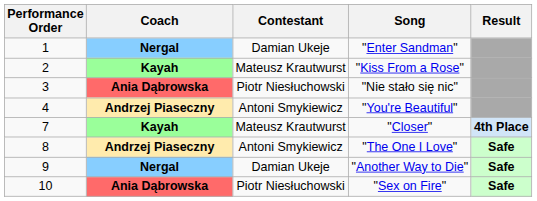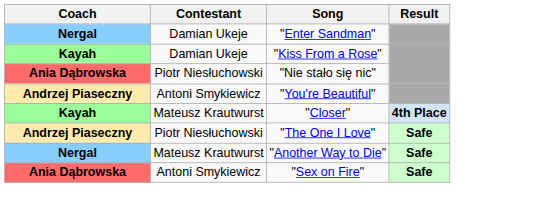- column: (45, 21)
(291, 68) Mateusz Krautwurst -> (209, 53) Damian Ukeje
(291, 147) Antoni Smykiewicz -> (209, 133) Piotr Niesłuchowski
(291, 166) Damian Ukeje -> (209, 152) Mateusz Krautwurst
(291, 186) Piotr Niesłuchowski -> (209, 172) Antoni Smykiewicz
